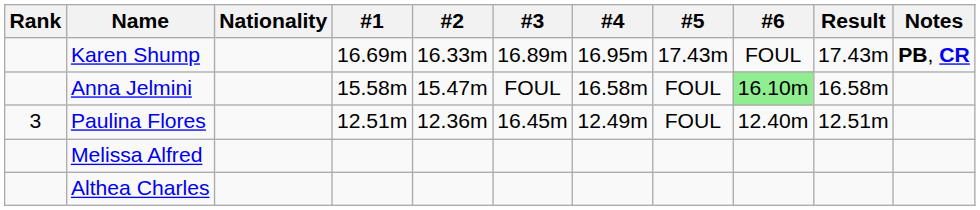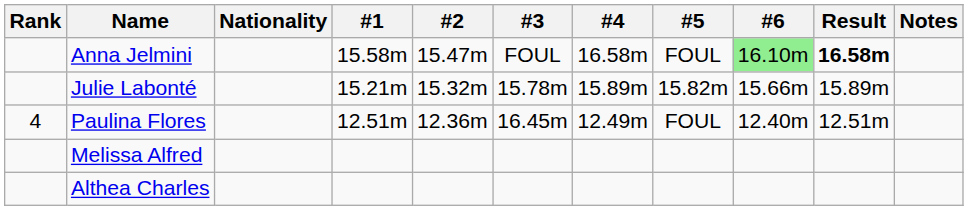- row: (135, 54)
(853, 88) normal -> (854, 54) bold
+ row: (134, 88)
(35, 121) 3 -> (35, 121) 4
